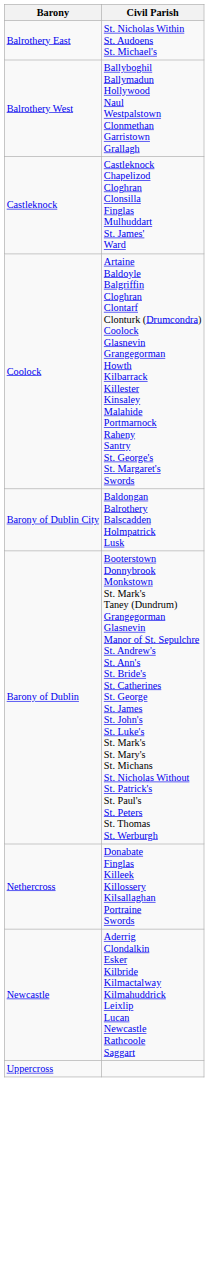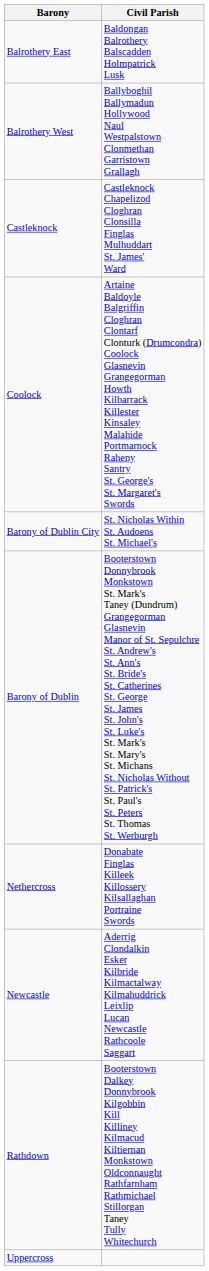(144, 40) St. Nicholas Within St. Audoens St. Michael's -> (130, 51) Baldongan Balrothery Balscadden Holmpatrick Lusk
(130, 520) Baldongan Balrothery Balscadden Holmpatrick Lusk -> (144, 531) St. Nicholas Within St. Audoens St. Michael's
+ row: (28, 1155)
